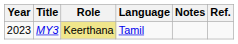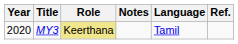columns swapped: (144, 13) <-> (190, 13)
(19, 30) 2023 -> (19, 30) 2020
